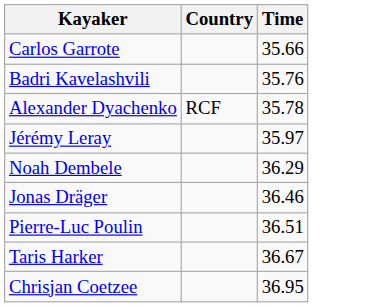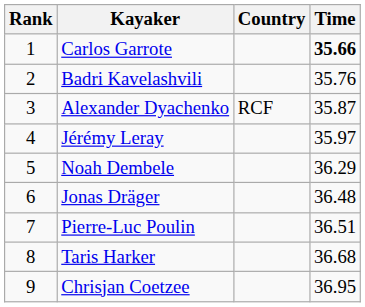+ column: (31, 19)
(283, 49) normal -> (335, 49) bold
(283, 108) 35.78 -> (335, 108) 35.87
(283, 197) 36.46 -> (335, 197) 36.48
(283, 256) 36.67 -> (335, 256) 36.68
